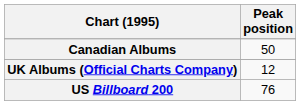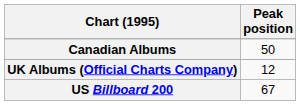(268, 89) 76 -> (268, 89) 67
